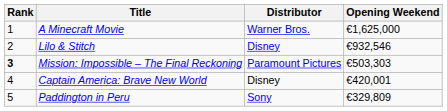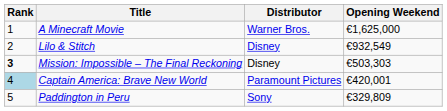(369, 47) €932,546 -> (369, 47) €932,549
(294, 64) Paramount Pictures -> (264, 64) Disney
(10, 81) no background -> (10, 81) lightblue background
(264, 81) Disney -> (294, 81) Paramount Pictures
